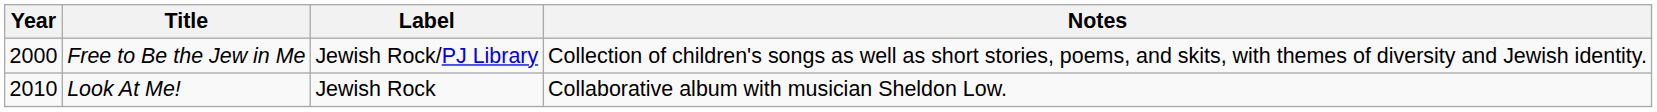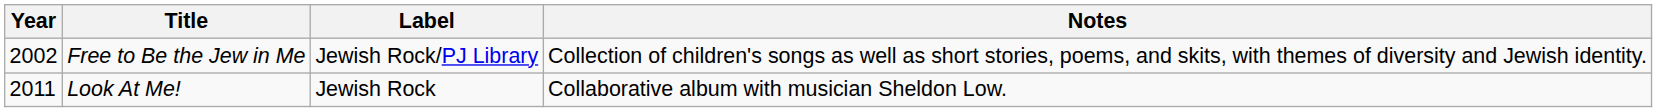(33, 55) 2000 -> (33, 55) 2002
(33, 89) 2010 -> (33, 89) 2011
